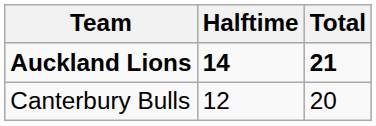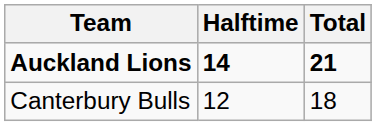(323, 100) 20 -> (323, 100) 18
